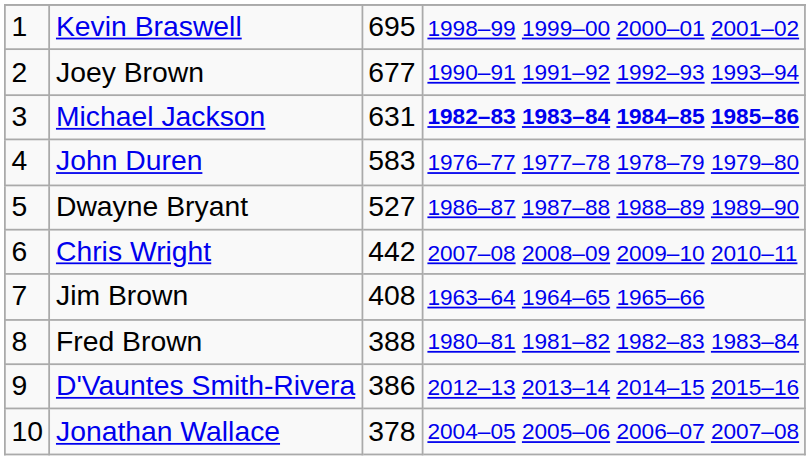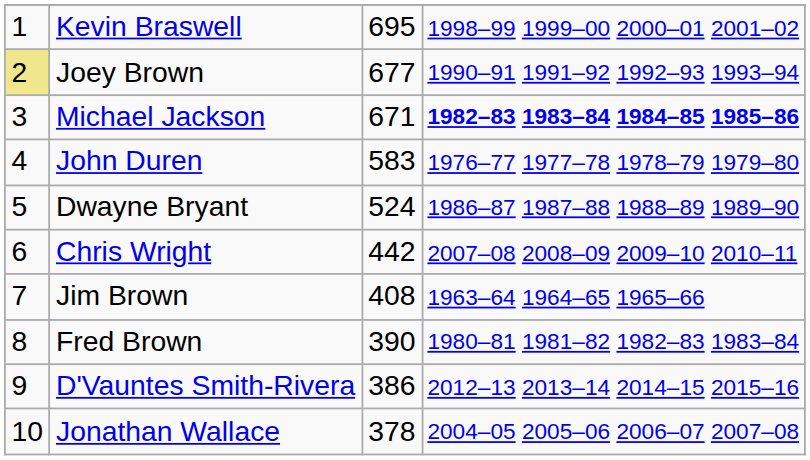(19, 71) no background -> (19, 71) khaki background
(392, 116) 631 -> (392, 116) 671
(392, 206) 527 -> (392, 206) 524
(392, 341) 388 -> (392, 341) 390
